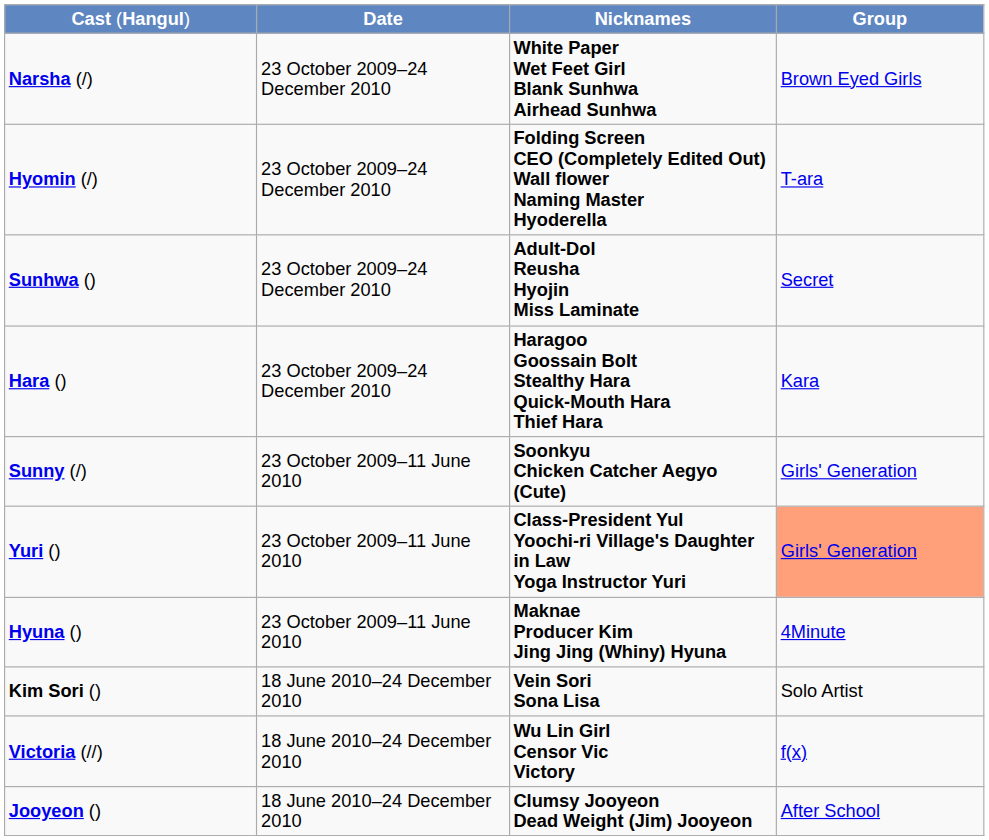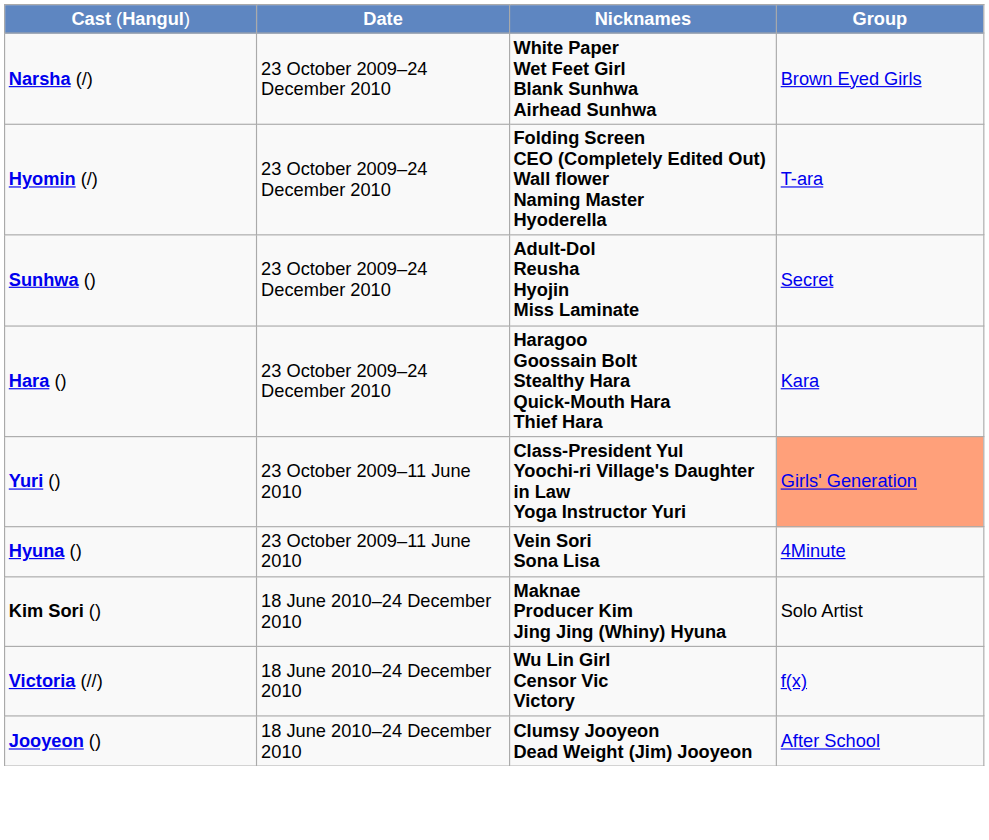- row: (48, 471)
(620, 631) Maknae Producer Kim Jing Jing (Whiny) Hyuna -> (557, 551) Vein Sori Sona Lisa
(557, 691) Vein Sori Sona Lisa -> (620, 611) Maknae Producer Kim Jing Jing (Whiny) Hyuna
